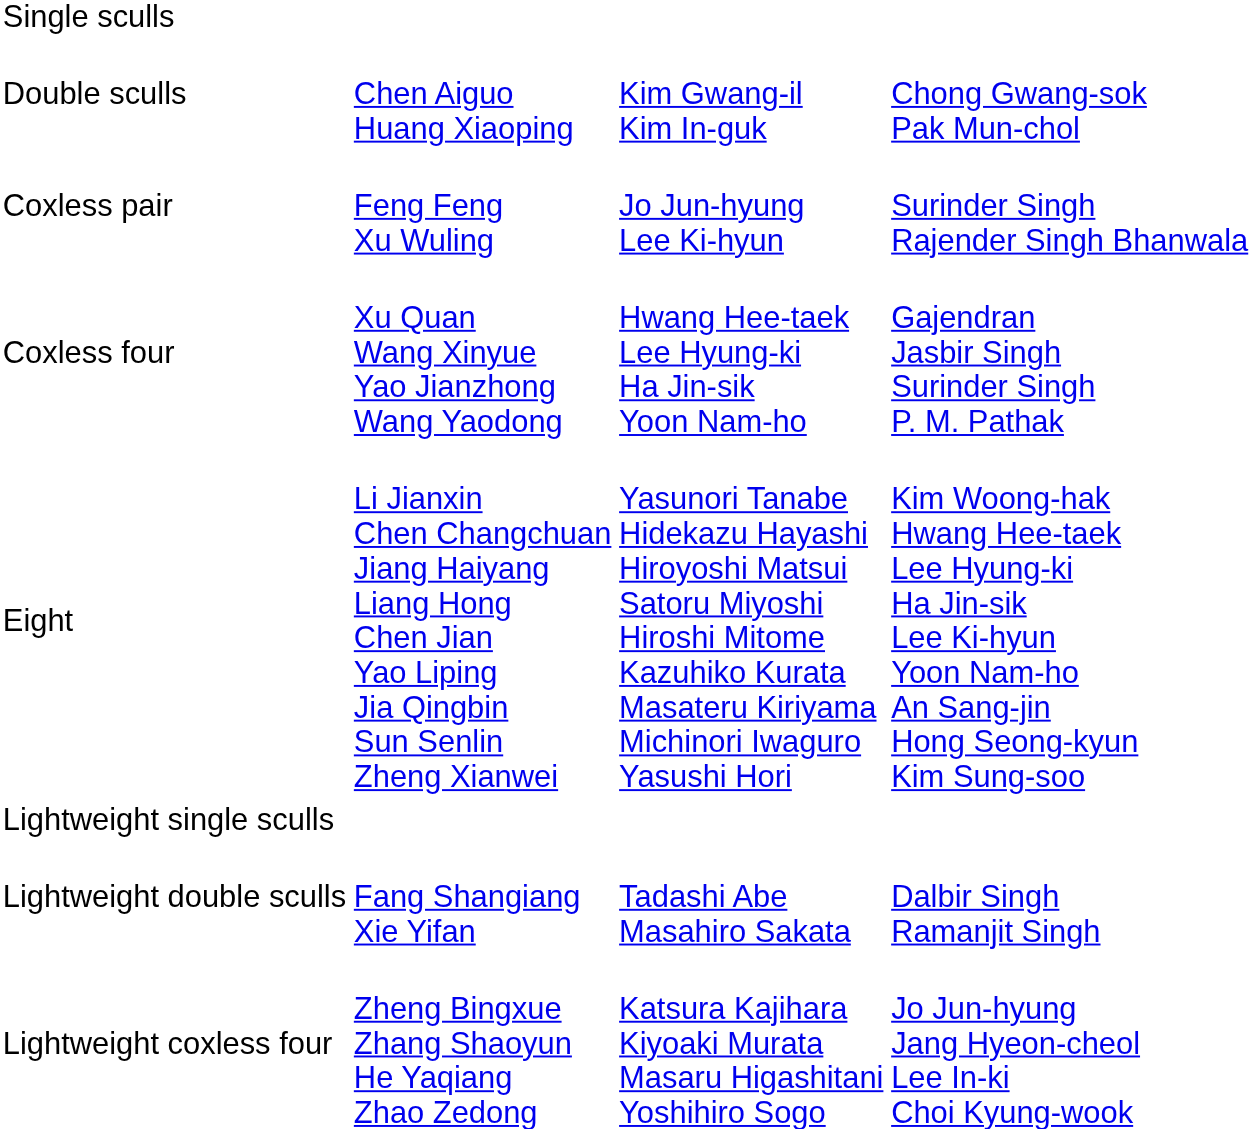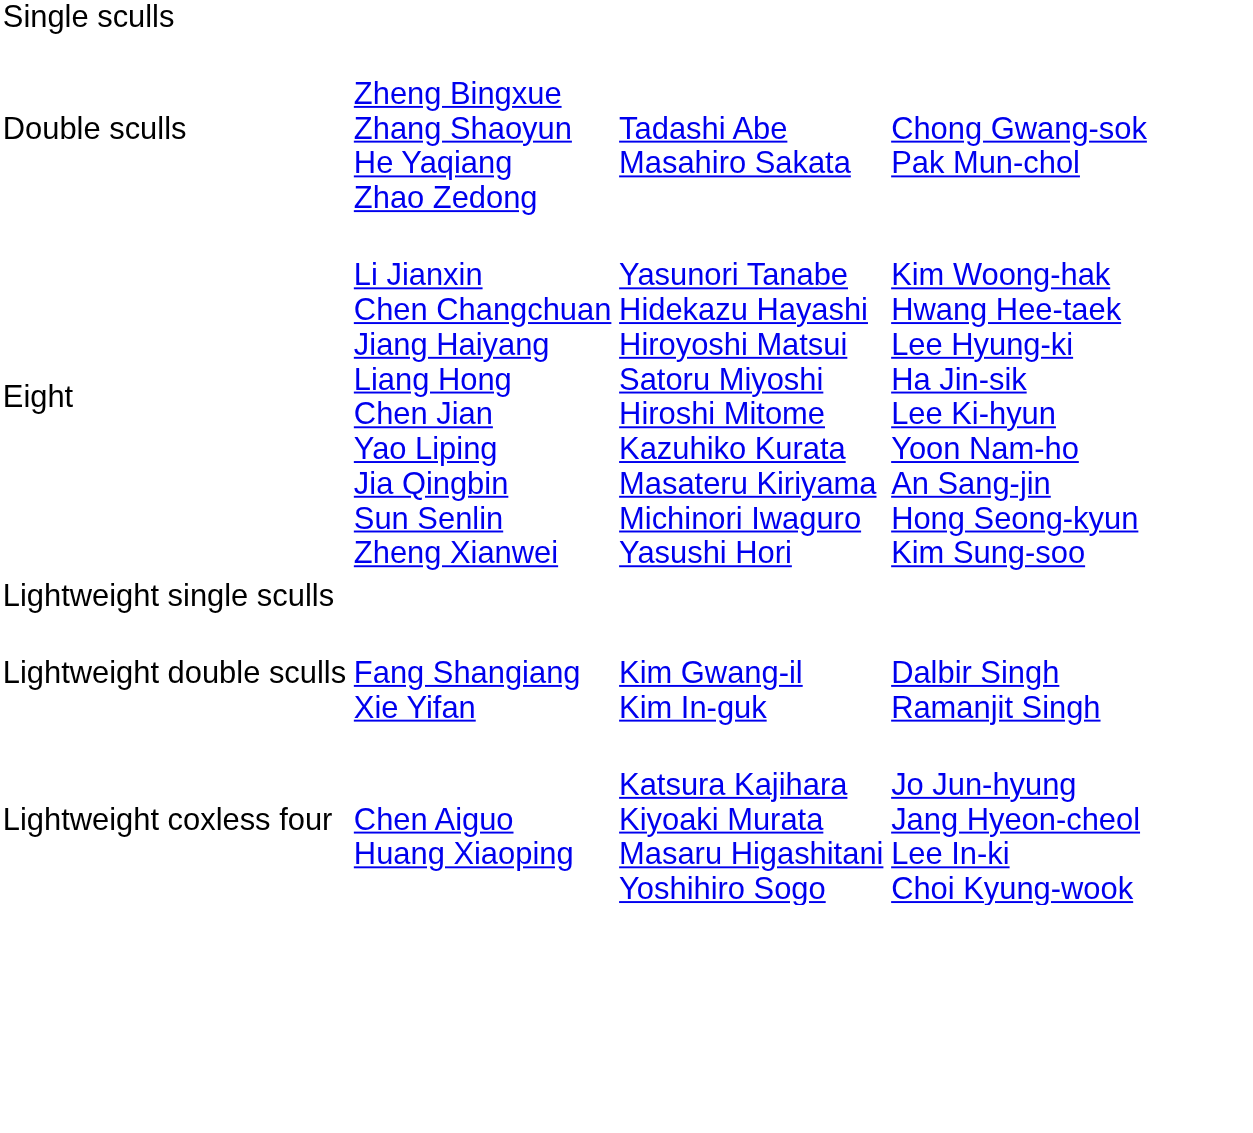(464, 111) Chen Aiguo Huang Xiaoping -> (463, 146) Zheng Bingxue Zhang Shaoyun He Yaqiang Zhao Zedong
(711, 111) Kim Gwang-il Kim In-guk -> (735, 146) Tadashi Abe Masahiro Sakata
- row: (88, 205)
- row: (89, 352)
(735, 914) Tadashi Abe Masahiro Sakata -> (711, 690) Kim Gwang-il Kim In-guk
(463, 1060) Zheng Bingxue Zhang Shaoyun He Yaqiang Zhao Zedong -> (464, 836) Chen Aiguo Huang Xiaoping
